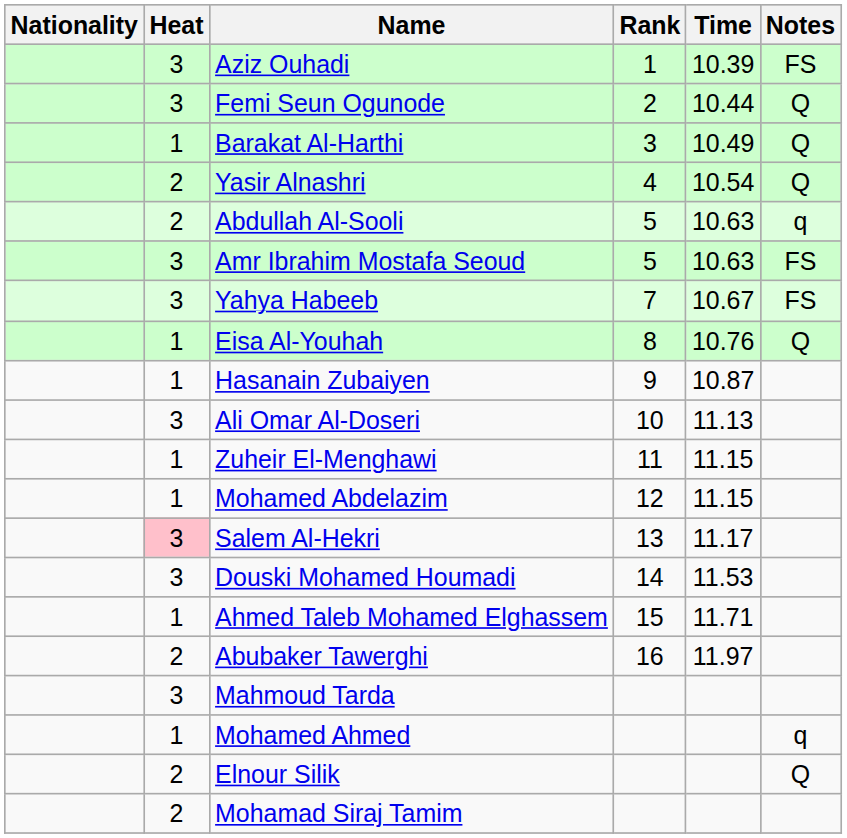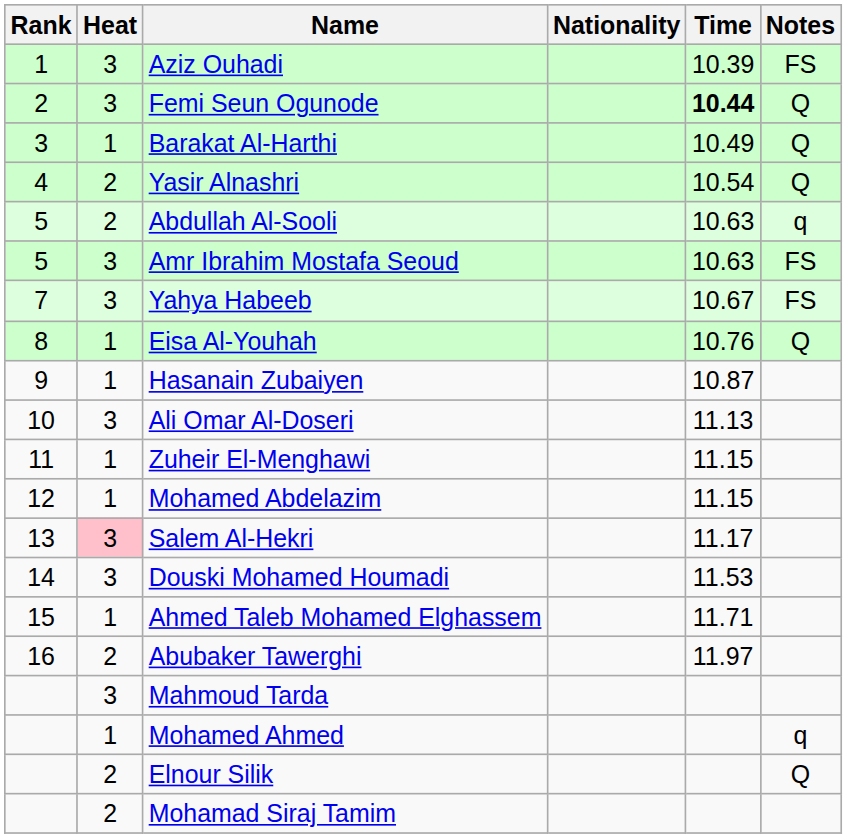columns swapped: (650, 25) <-> (74, 25)
(723, 104) normal -> (723, 104) bold
